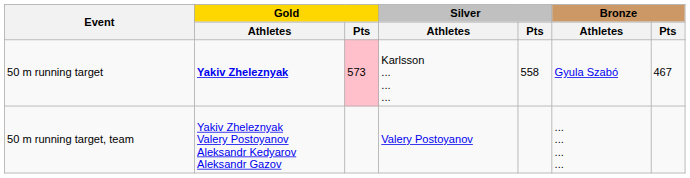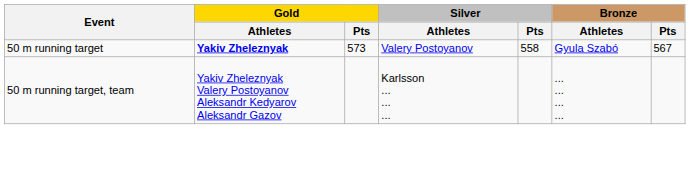(356, 73) pink background -> (356, 49) no background
(403, 79) Karlsson ... ... ... -> (427, 49) Valery Postoyanov
(663, 73) 467 -> (663, 49) 567
(427, 140) Valery Postoyanov -> (403, 97) Karlsson ... ... ...
